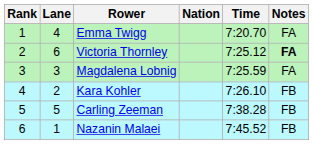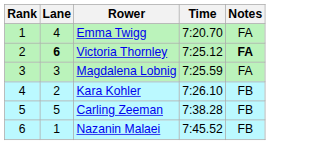- column: (201, 14)
(57, 52) normal -> (57, 52) bold
